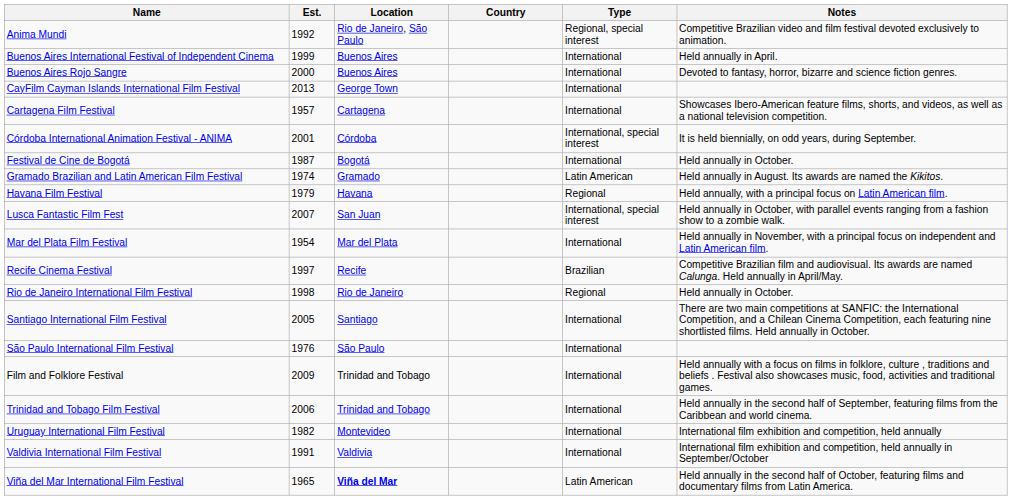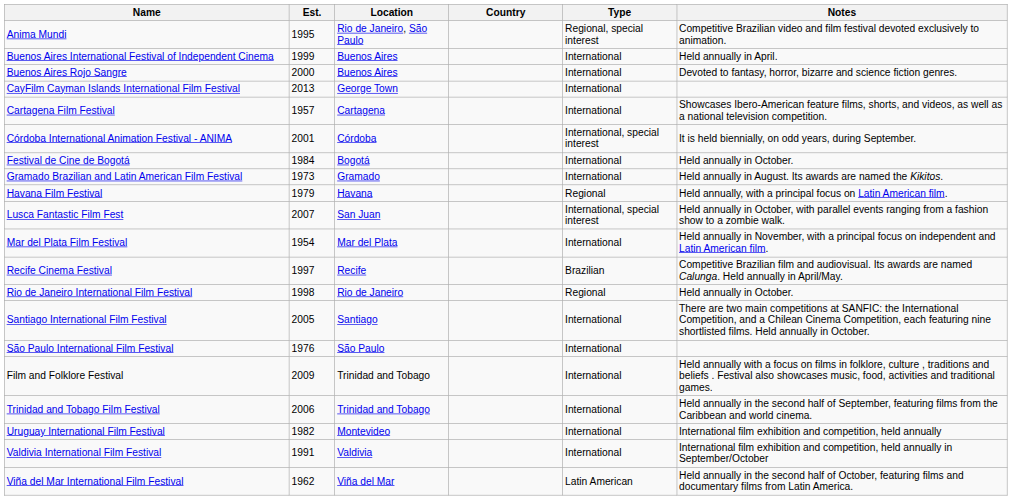(303, 34) 1992 -> (303, 34) 1995
(303, 160) 1987 -> (303, 160) 1984
(303, 177) 1974 -> (303, 177) 1973
(599, 177) Latin American -> (593, 177) International
(303, 481) 1965 -> (303, 481) 1962
(367, 481) bold -> (366, 481) normal
